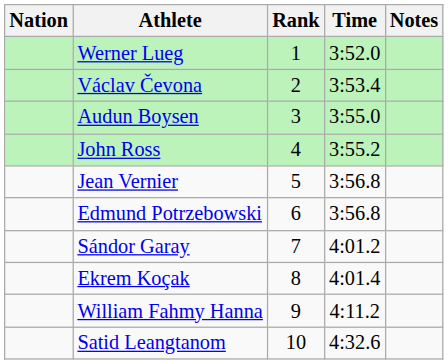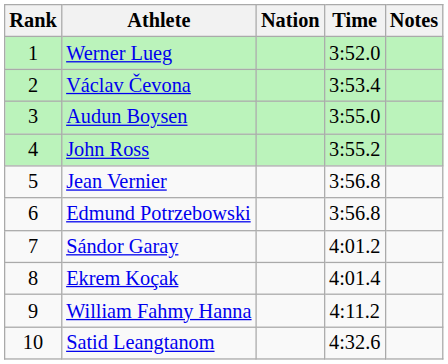columns swapped: (296, 20) <-> (39, 20)
